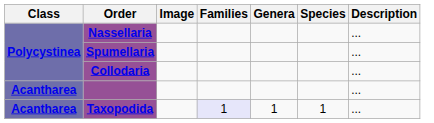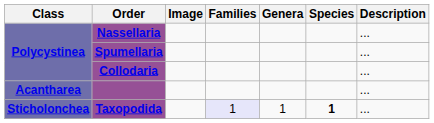(44, 109) Acantharea -> (48, 109) Sticholonchea
(323, 109) normal -> (332, 109) bold
